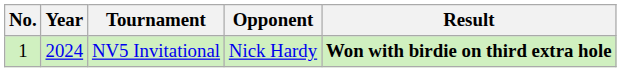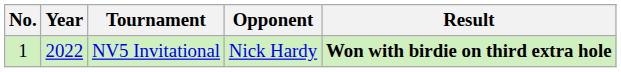(64, 51) 2024 -> (64, 51) 2022
